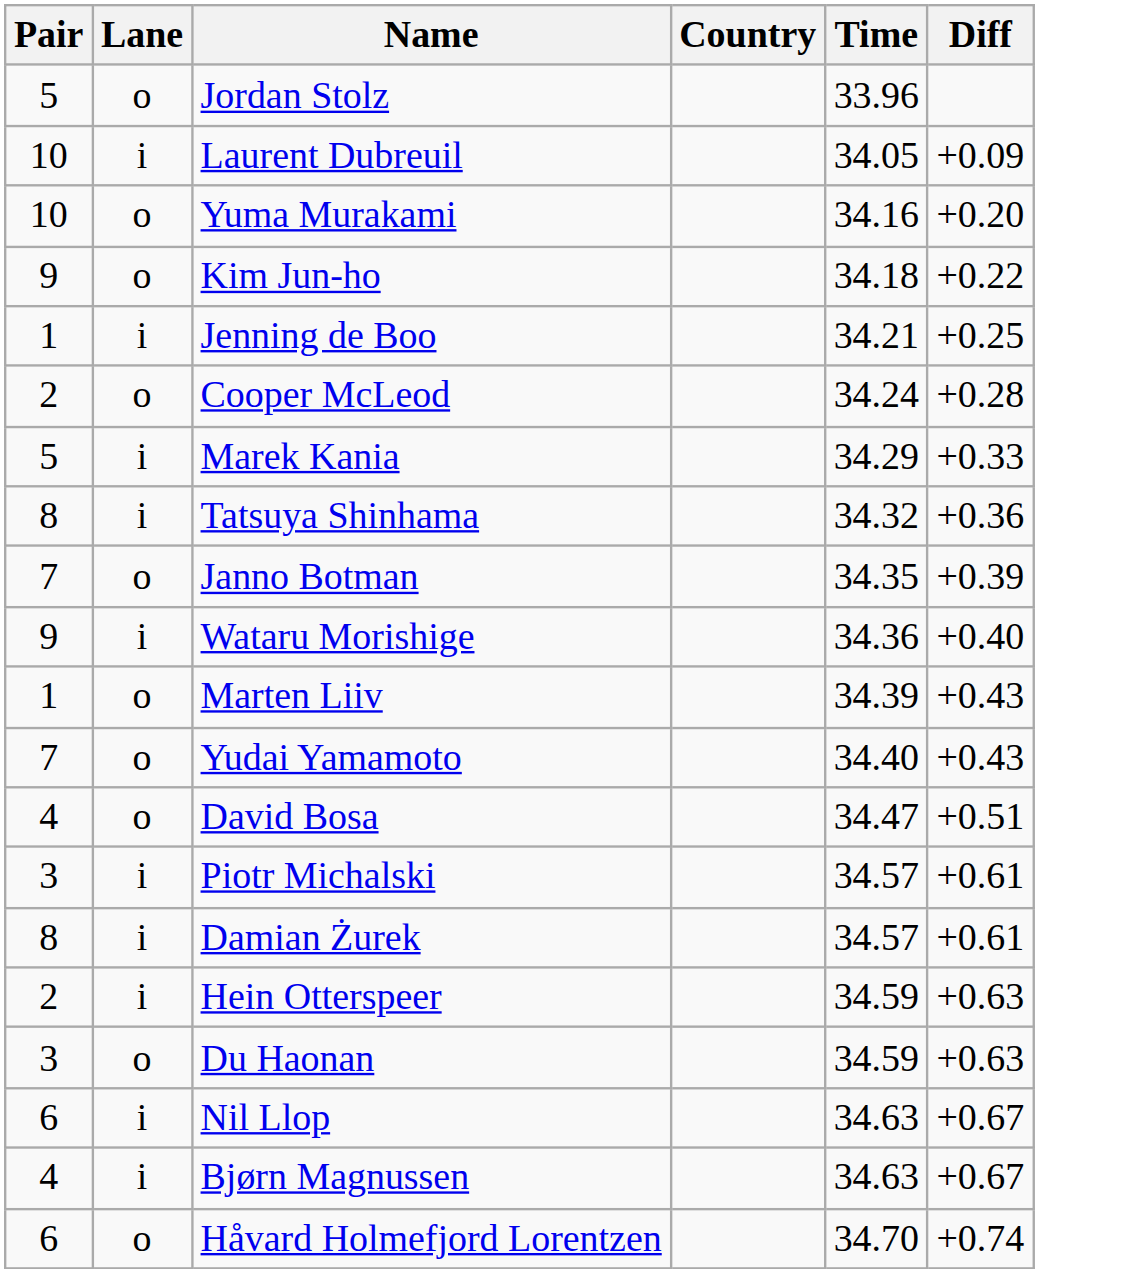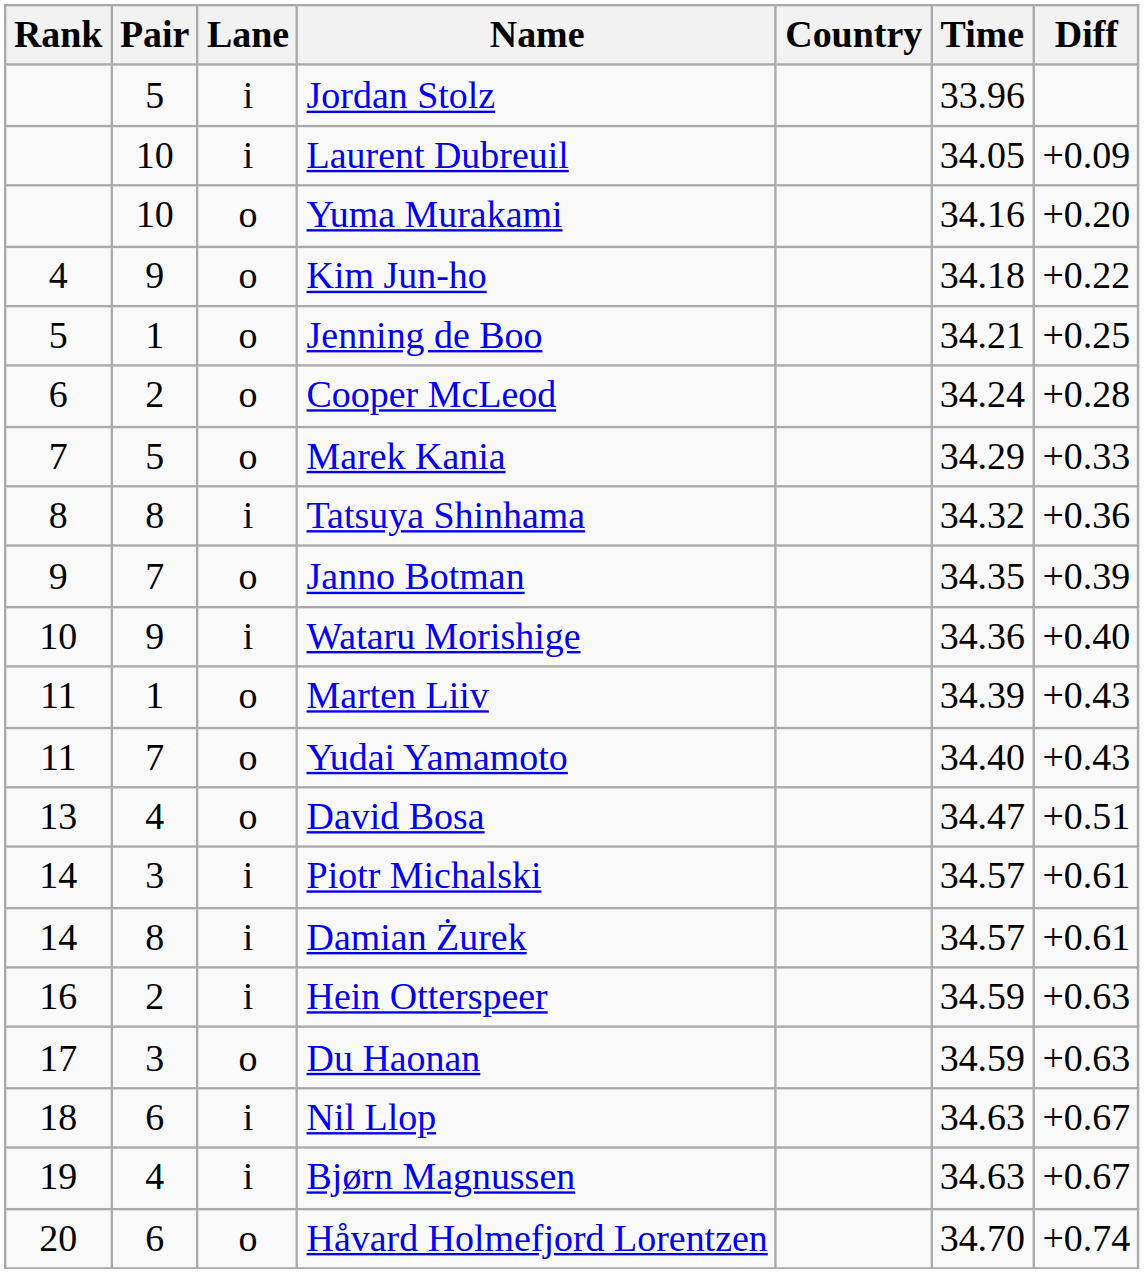+ column: (58, 34)
(142, 94) o -> (248, 94) i
(142, 335) i -> (248, 335) o
(142, 455) i -> (248, 455) o
